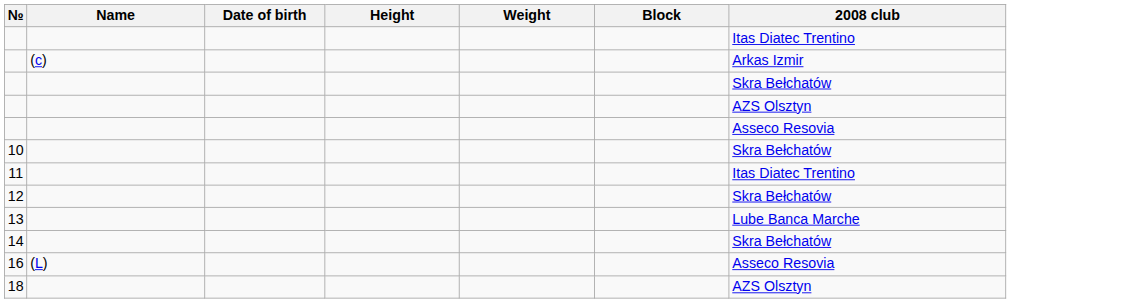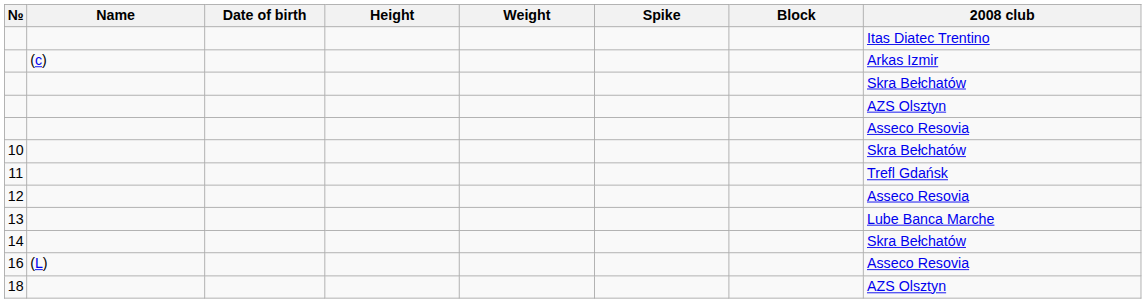+ column: (662, 15)
(794, 173) Itas Diatec Trentino -> (907, 173) Trefl Gdańsk
(782, 196) Skra Bełchatów -> (918, 196) Asseco Resovia
